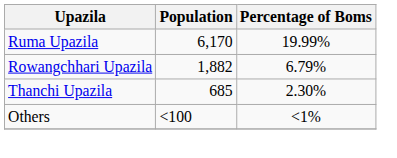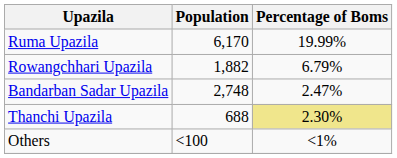+ row: (88, 91)
(221, 91) 685 -> (237, 116) 688
(306, 91) no background -> (322, 116) khaki background
